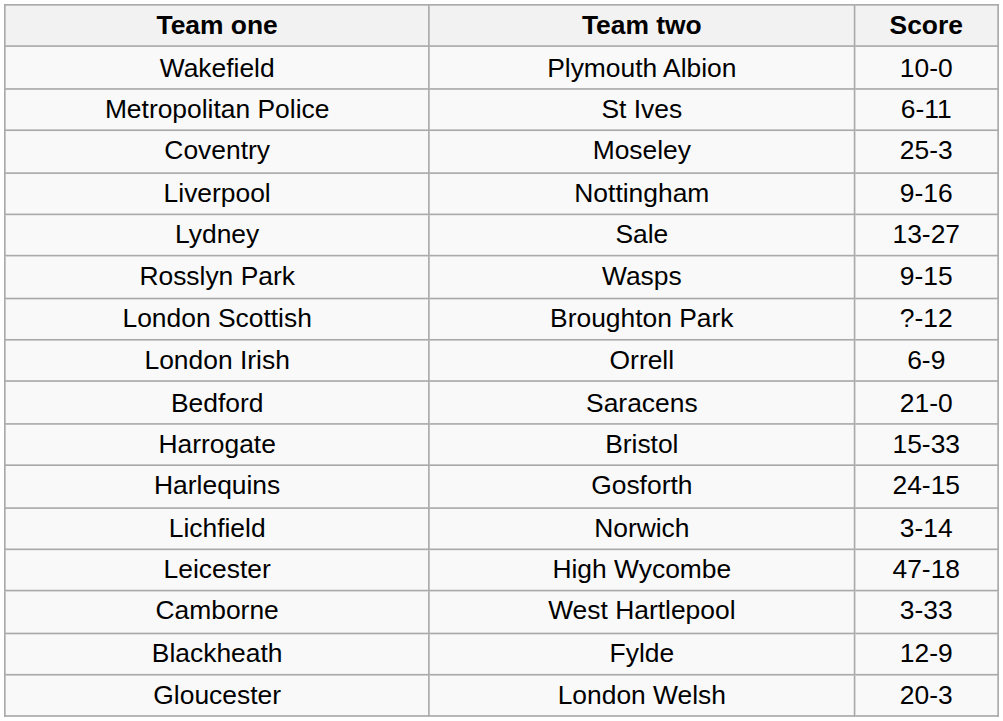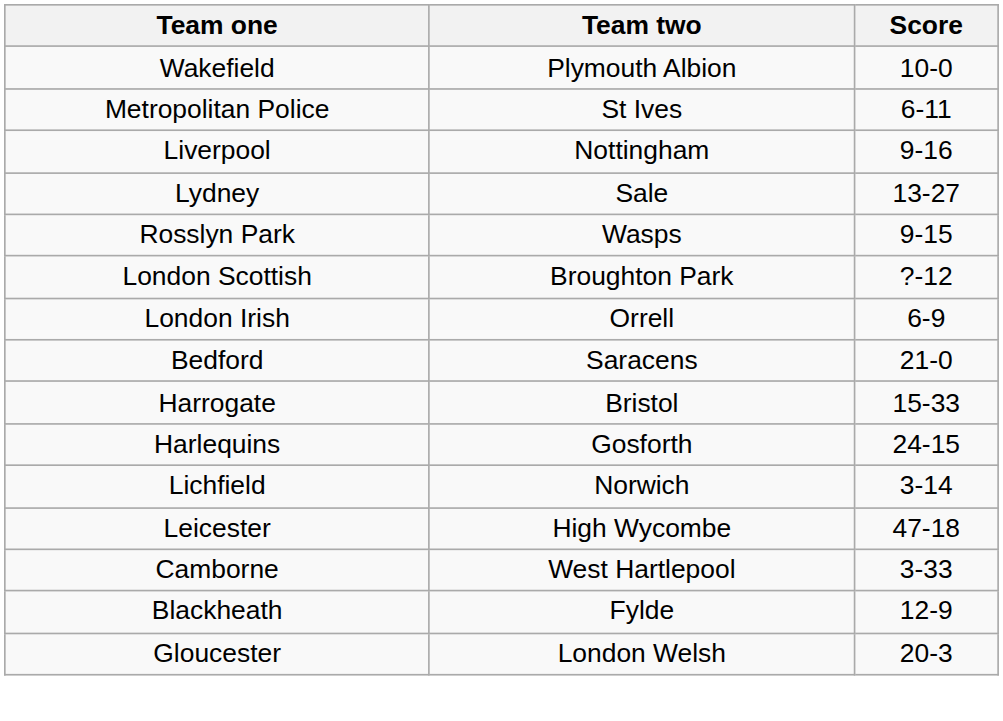- row: (217, 151)
